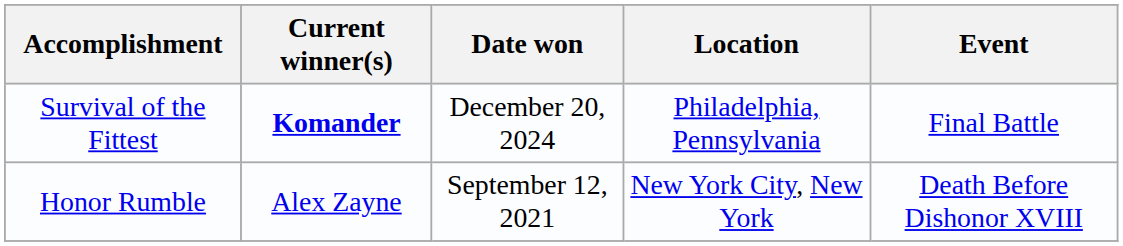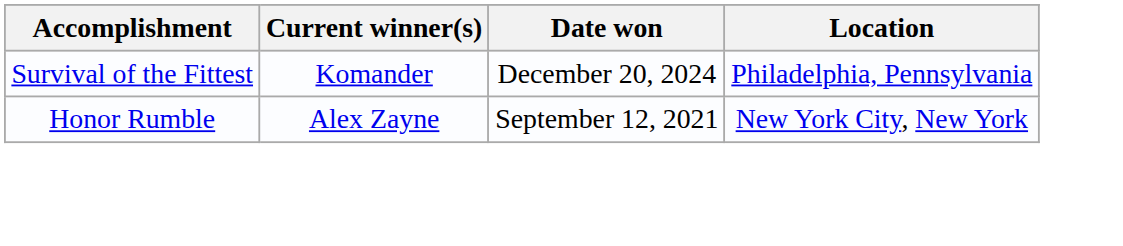- column: (994, 44)
(336, 122) bold -> (374, 73) normal
